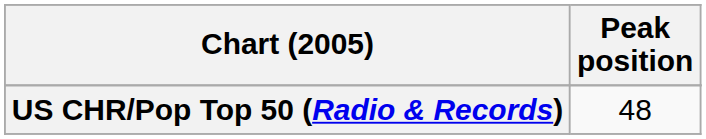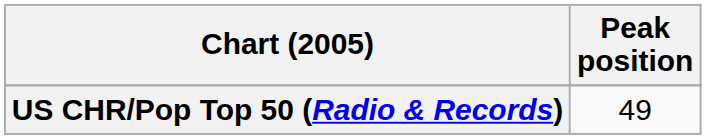(635, 109) 48 -> (635, 109) 49
